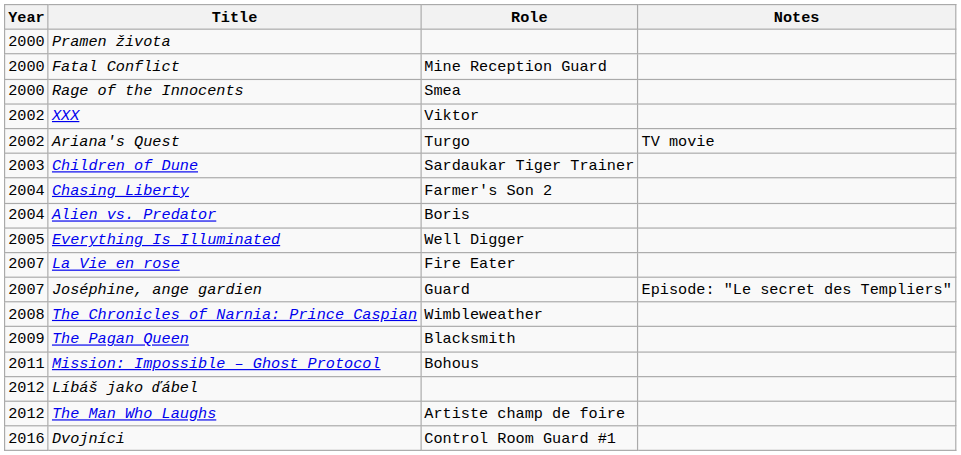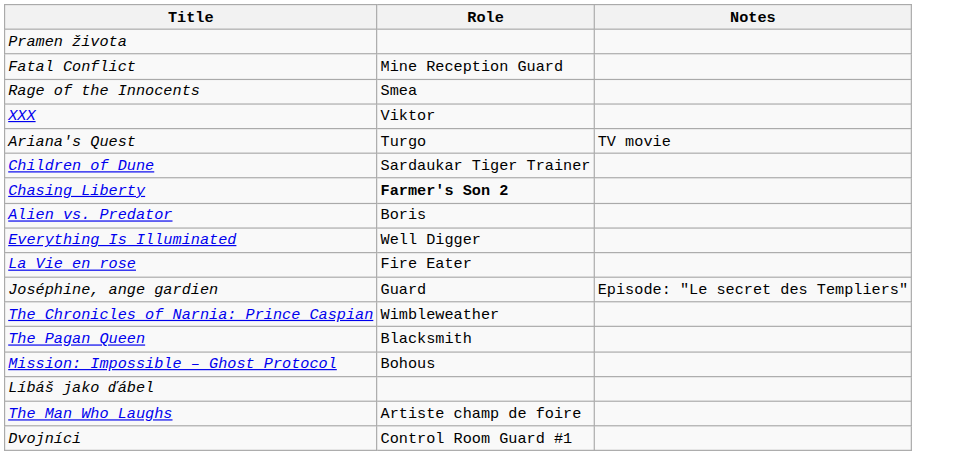- column: (26, 17)
(488, 191) normal -> (444, 191) bold
